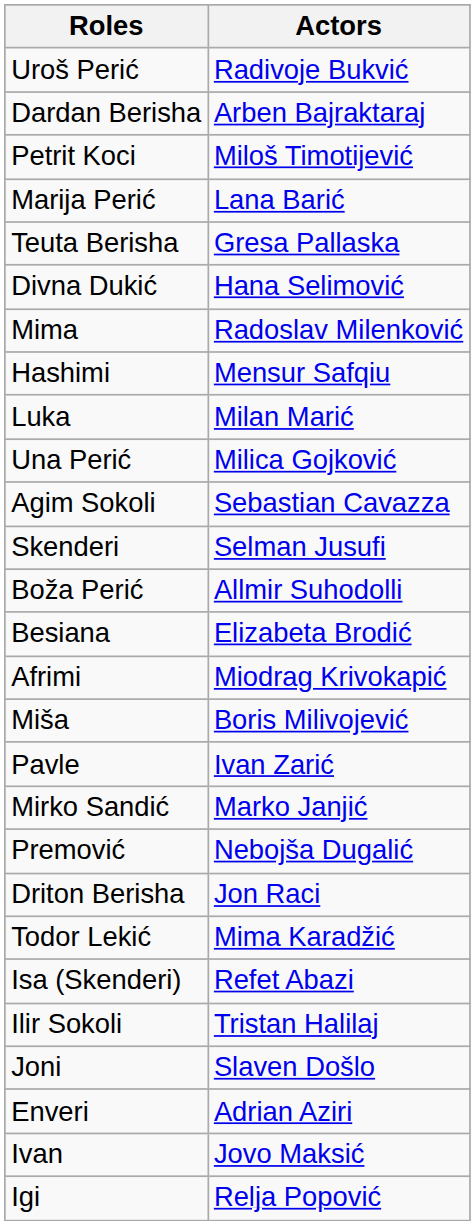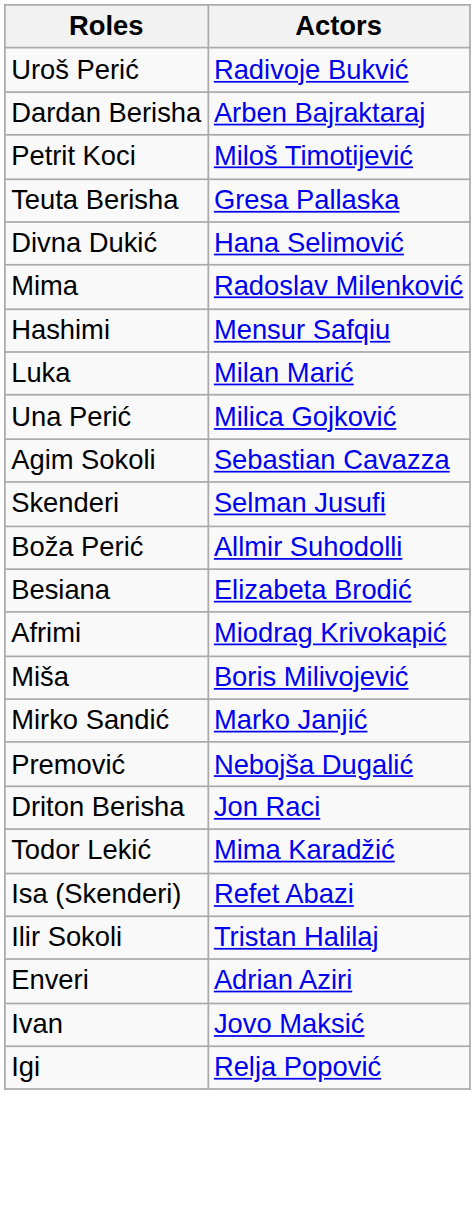- row: (83, 199)
- row: (45, 763)
- row: (36, 1067)
